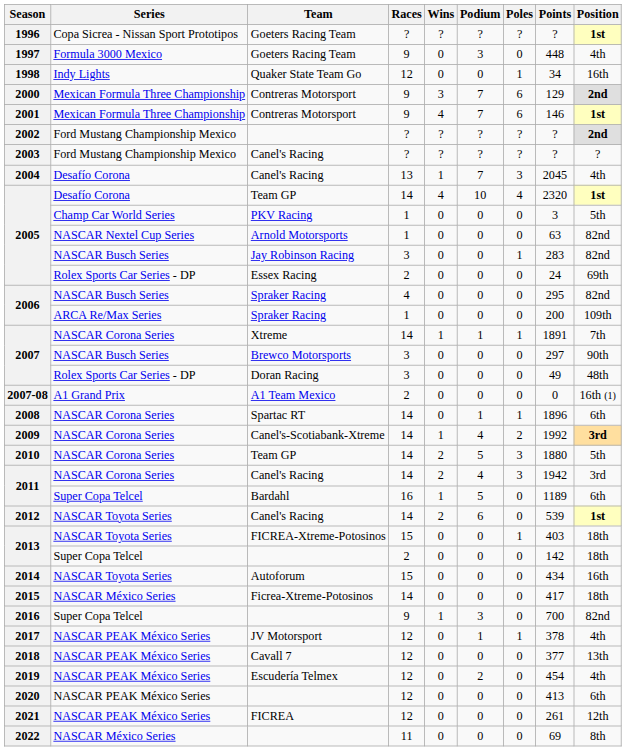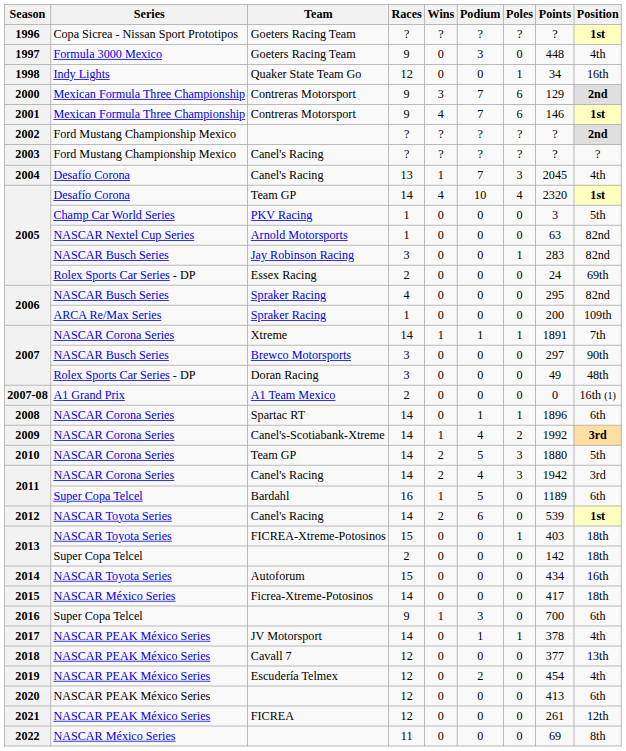(598, 616) 82nd -> (598, 616) 6th
(407, 636) 12 -> (407, 636) 14
